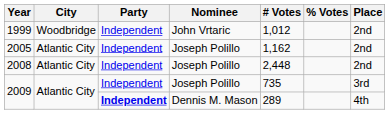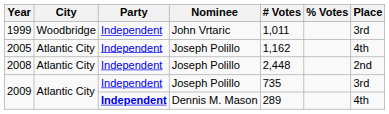(276, 30) 1,012 -> (276, 30) 1,011
(363, 30) 2nd -> (361, 30) 3rd
(363, 48) 2nd -> (361, 48) 4th
